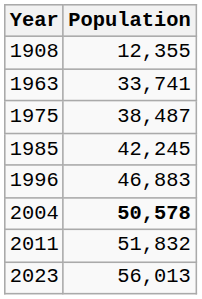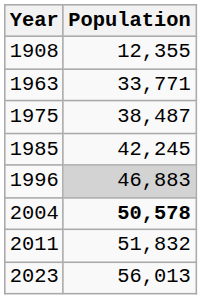(154, 84) 33,741 -> (154, 84) 33,771
(154, 181) no background -> (154, 181) lightgrey background
